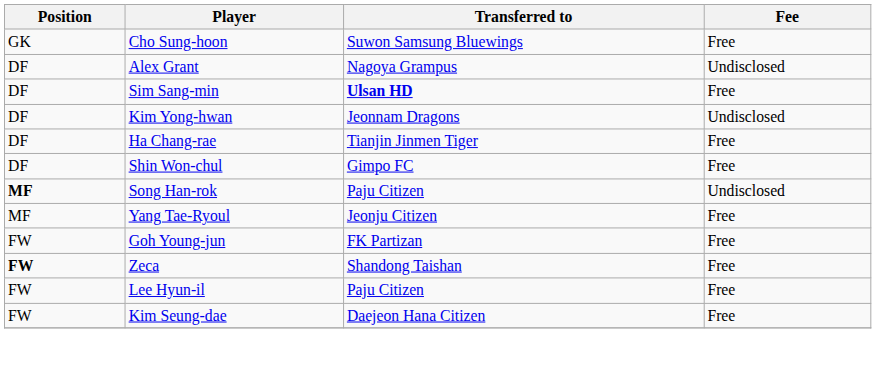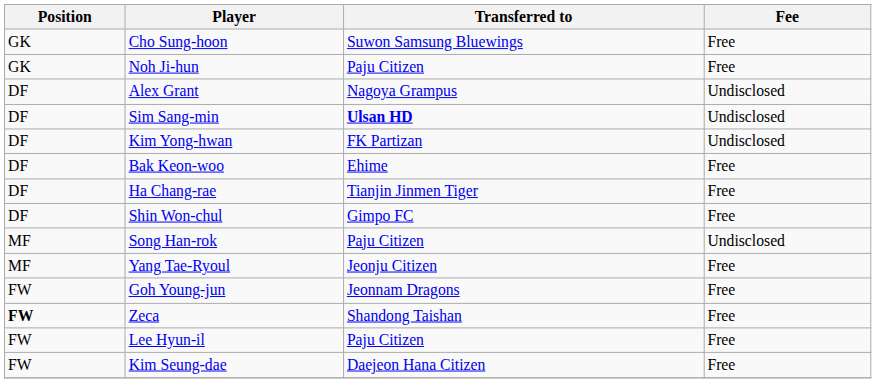+ row: (164, 66)
(721, 91) Free -> (746, 116) Undisclosed
(403, 116) Jeonnam Dragons -> (385, 141) FK Partizan
+ row: (176, 166)
(20, 191) bold -> (19, 240) normal
(385, 240) FK Partizan -> (403, 290) Jeonnam Dragons
